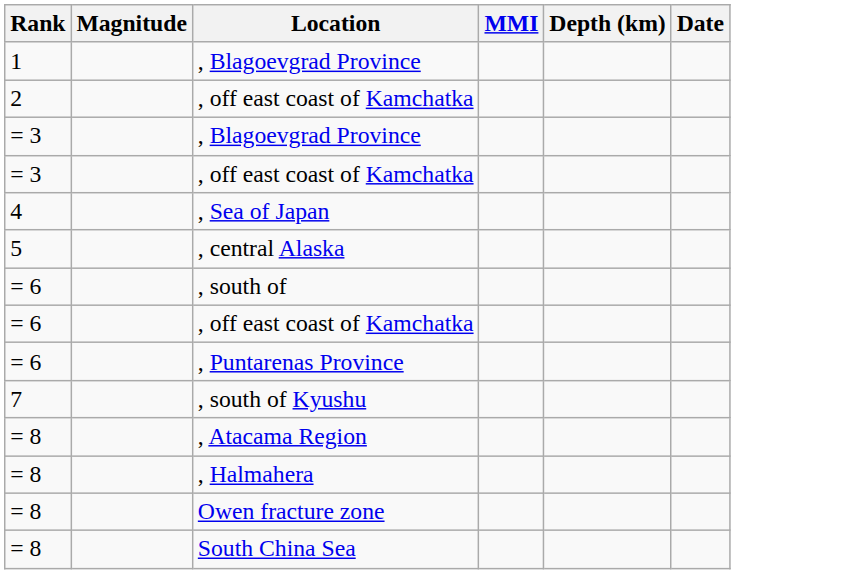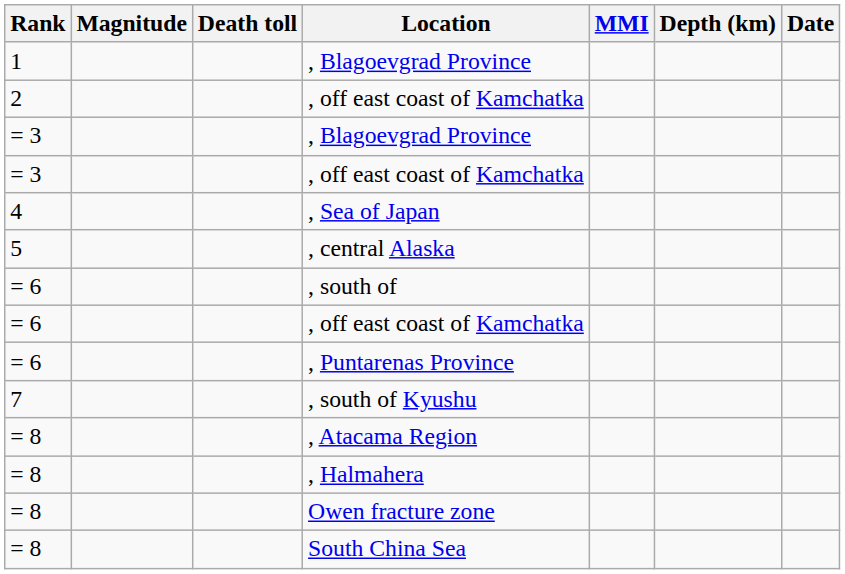+ column: (247, 23)
